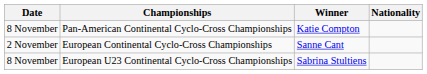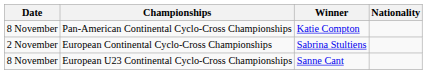(320, 45) Sanne Cant -> (332, 45) Sabrina Stultiens
(332, 61) Sabrina Stultiens -> (320, 61) Sanne Cant
